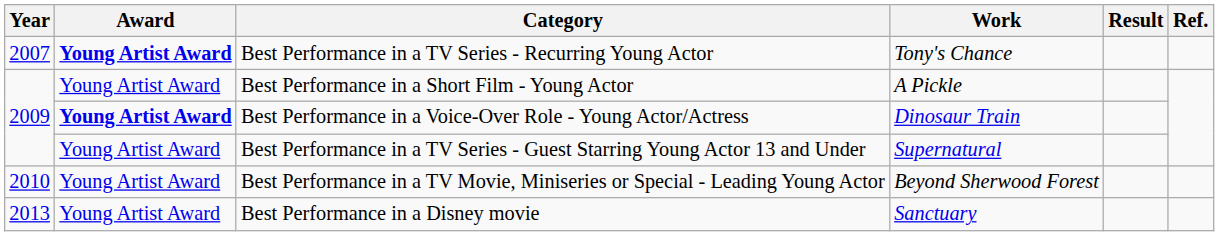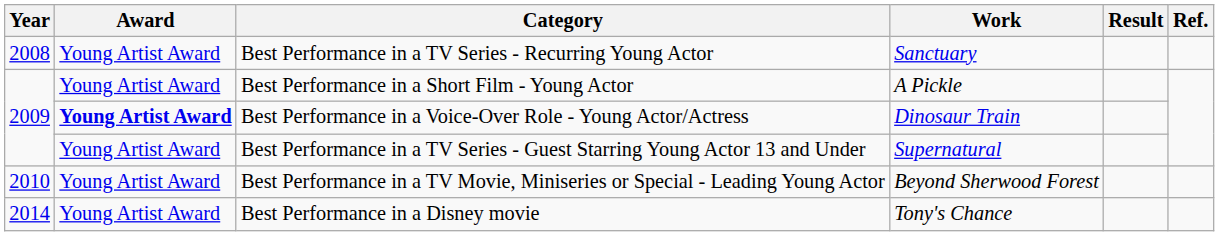(30, 52) 2007 -> (30, 52) 2008
(146, 52) bold -> (140, 52) normal
(953, 52) Tony's Chance -> (935, 52) Sanctuary
(30, 213) 2013 -> (30, 213) 2014
(935, 213) Sanctuary -> (953, 213) Tony's Chance
